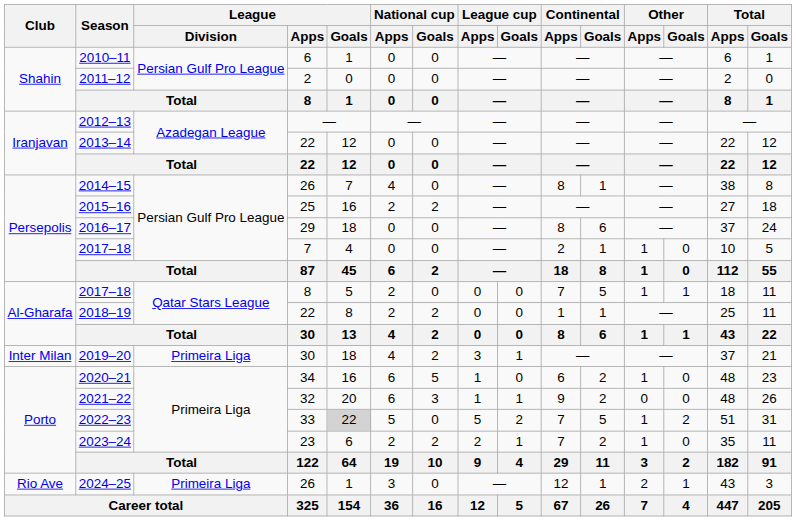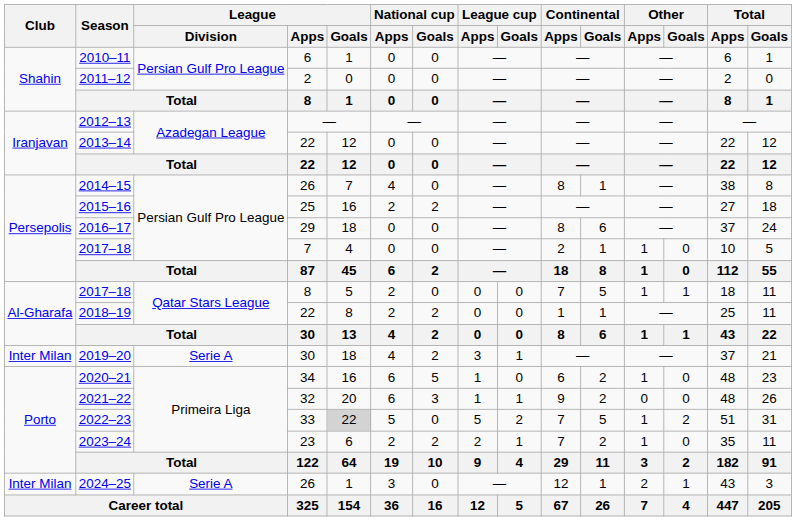(211, 356) Primeira Liga -> (211, 356) Serie A
(40, 484) Rio Ave -> (40, 484) Inter Milan
(211, 484) Primeira Liga -> (211, 484) Serie A
